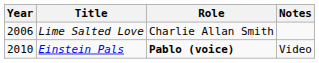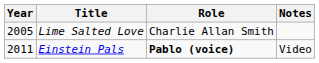(20, 31) 2006 -> (20, 31) 2005
(20, 49) 2010 -> (20, 49) 2011
